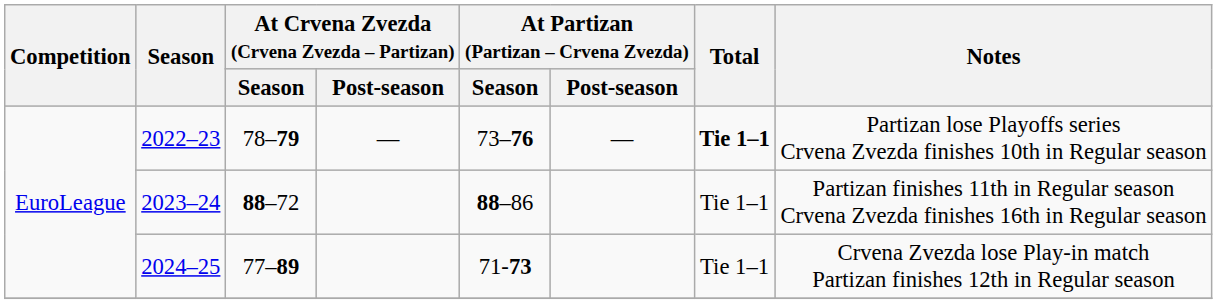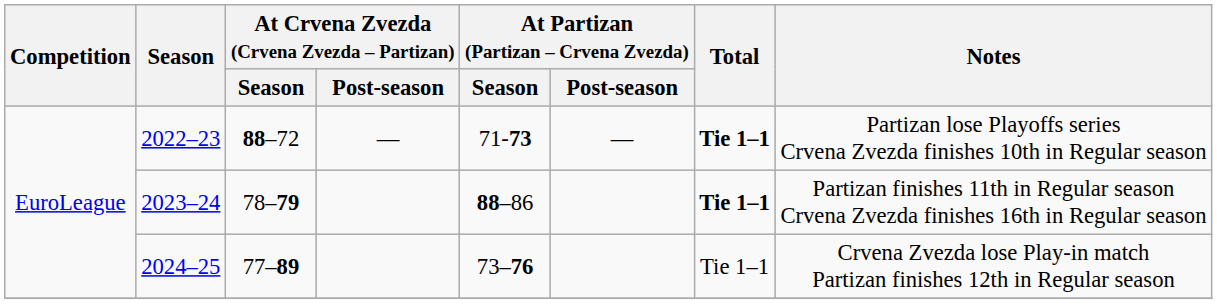(271, 138) 78–79 -> (271, 138) 88–72
(505, 138) 73–76 -> (505, 138) 71-73
(271, 202) 88–72 -> (271, 202) 78–79
(735, 202) normal -> (735, 202) bold
(505, 266) 71-73 -> (505, 266) 73–76
